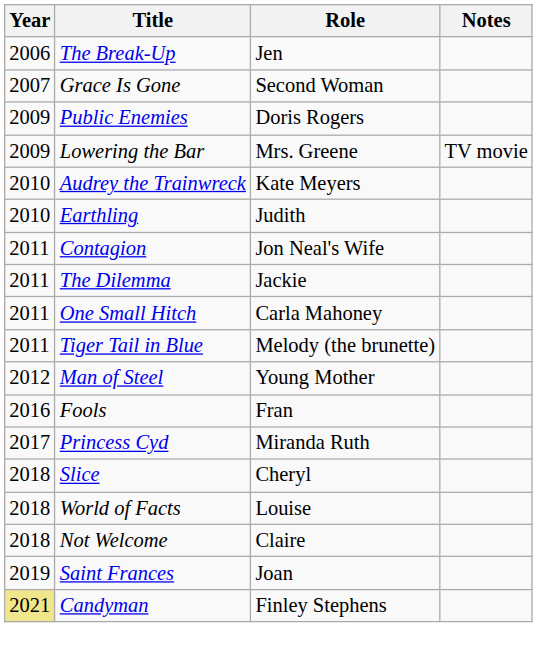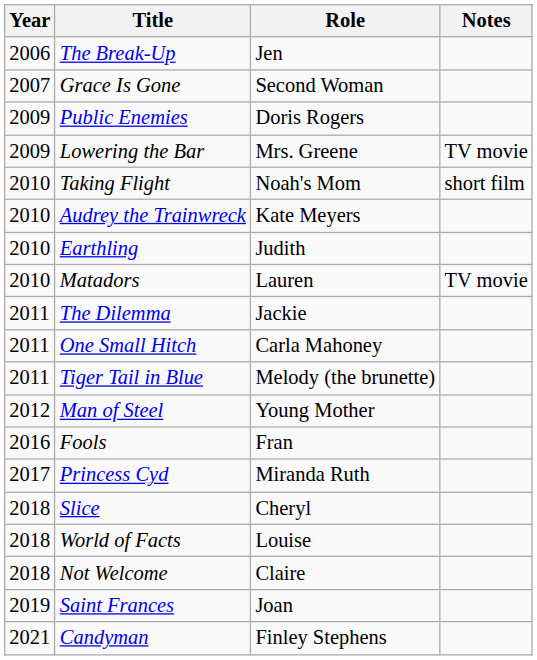+ row: (115, 183)
+ row: (100, 280)
- row: (103, 248)
(30, 605) khaki background -> (30, 637) no background
